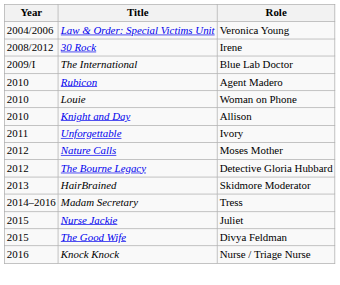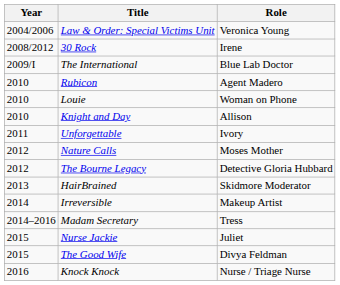+ row: (86, 202)
